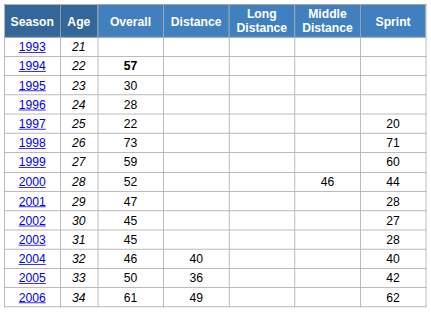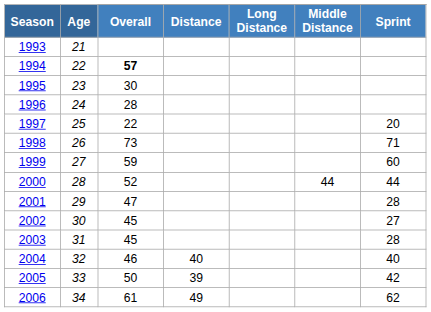(327, 182) 46 -> (327, 182) 44
(196, 278) 36 -> (196, 278) 39
